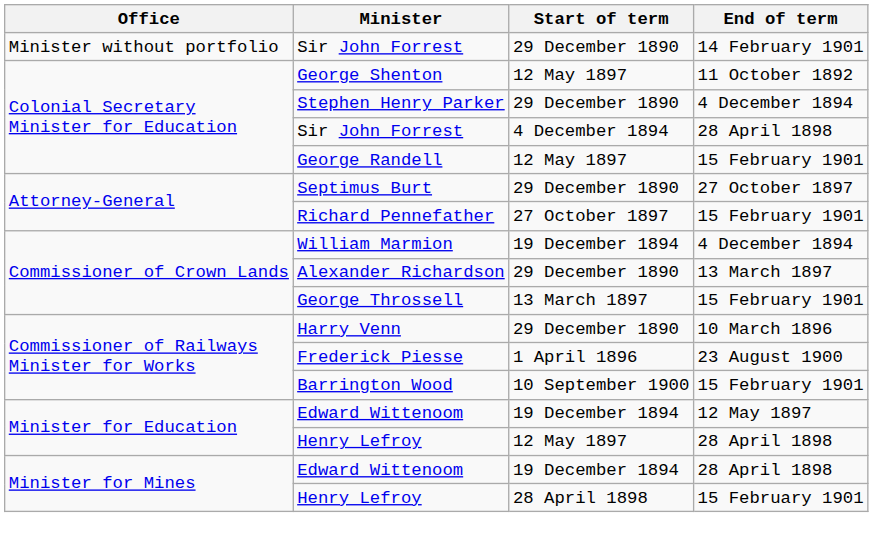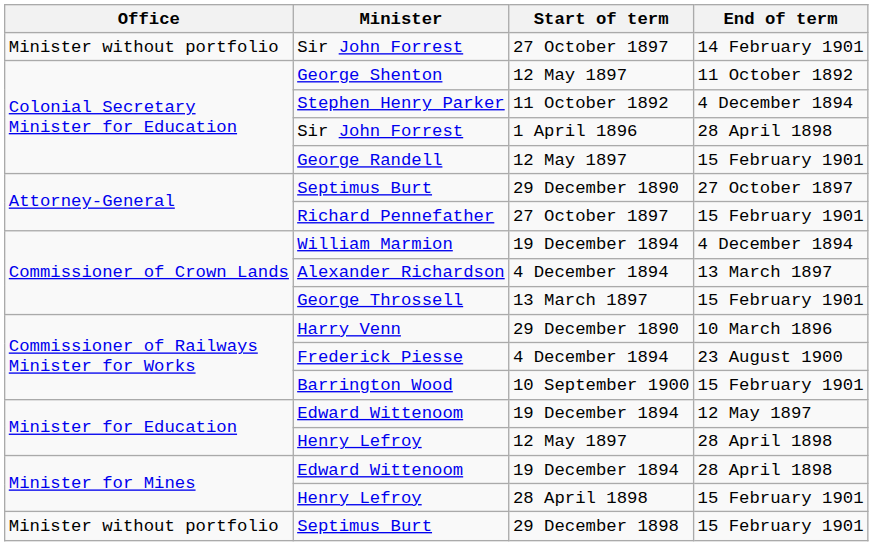(596, 47) 29 December 1890 -> (591, 47) 27 October 1897
(596, 103) 29 December 1890 -> (591, 103) 11 October 1892
(591, 131) 4 December 1894 -> (575, 131) 1 April 1896
(596, 272) 29 December 1890 -> (591, 272) 4 December 1894
(575, 357) 1 April 1896 -> (591, 357) 4 December 1894
+ row: (365, 526)
